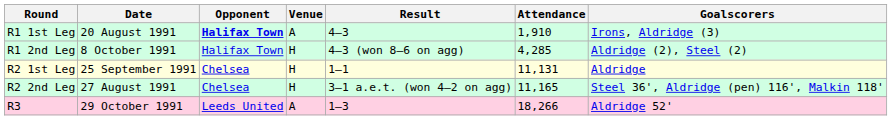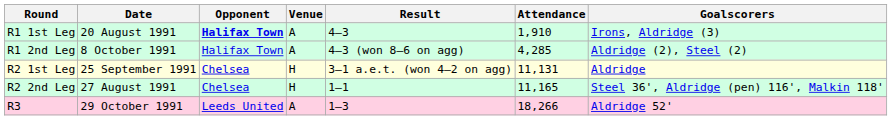(292, 51) H -> (292, 51) A
(339, 69) 1–1 -> (420, 69) 3–1 a.e.t. (won 4–2 on agg)
(420, 87) 3–1 a.e.t. (won 4–2 on agg) -> (339, 87) 1–1
